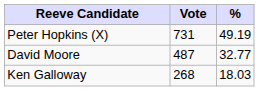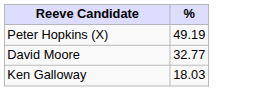- column: (193, 14)
